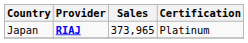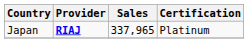(133, 30) 373,965 -> (133, 30) 337,965
